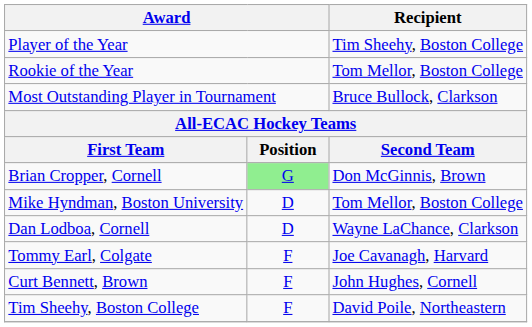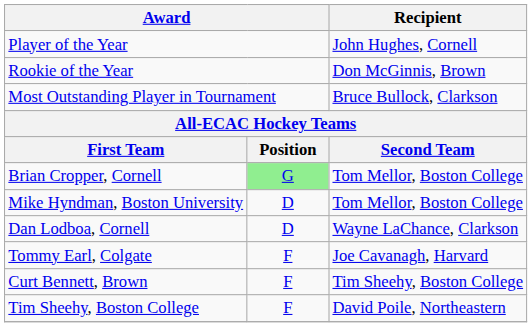(428, 44) Tim Sheehy, Boston College -> (405, 44) John Hughes, Cornell
(428, 70) Tom Mellor, Boston College -> (409, 70) Don McGinnis, Brown
(409, 176) Don McGinnis, Brown -> (428, 176) Tom Mellor, Boston College
(405, 281) John Hughes, Cornell -> (428, 281) Tim Sheehy, Boston College
